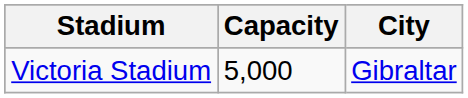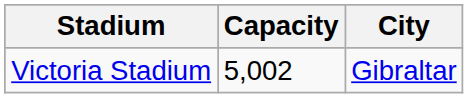(258, 69) 5,000 -> (258, 69) 5,002
